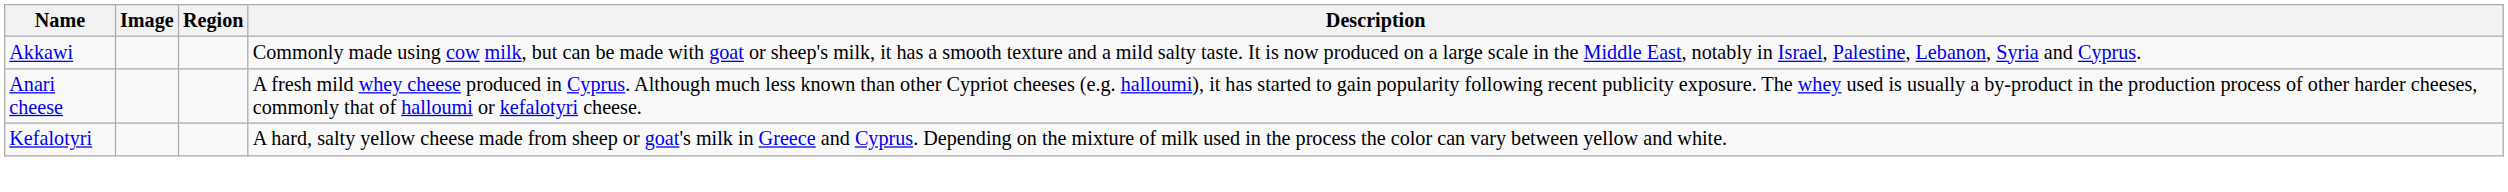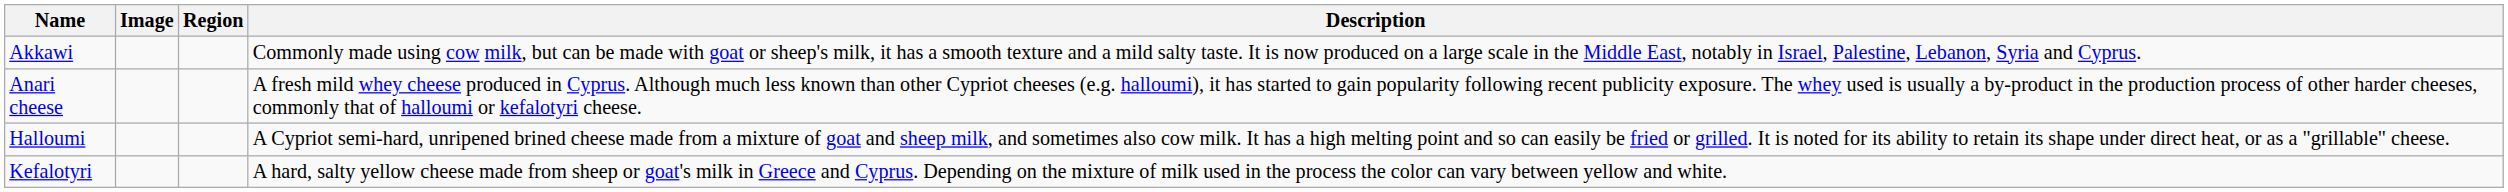+ row: (47, 139)
